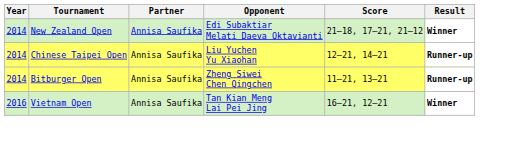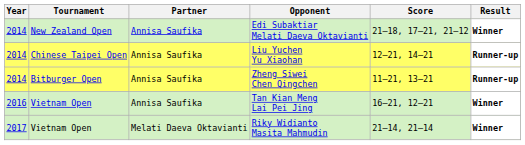+ row: (290, 127)
